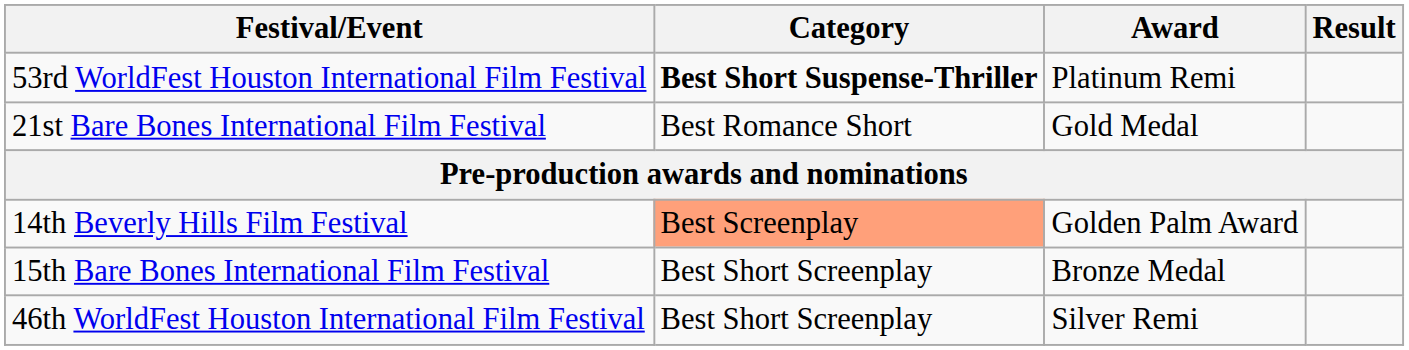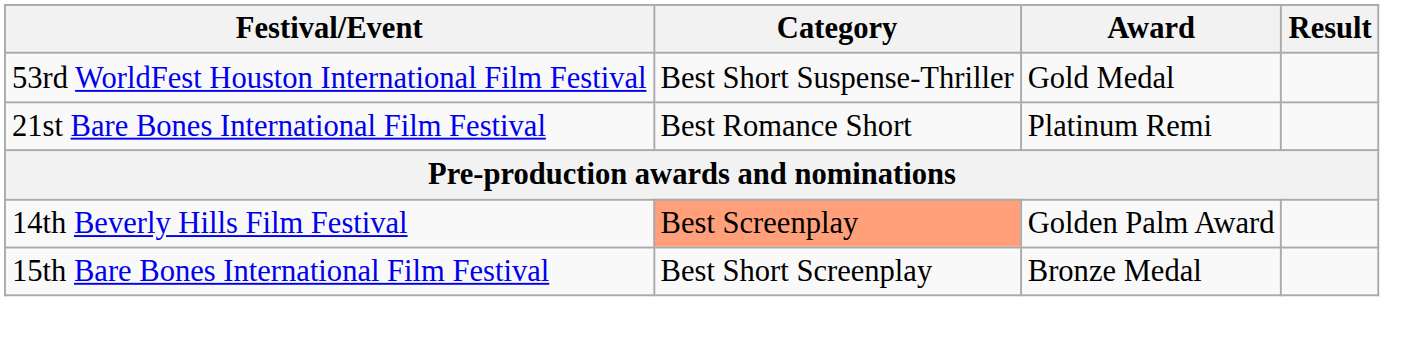(849, 77) bold -> (837, 77) normal
(1144, 77) Platinum Remi -> (1101, 77) Gold Medal
(1125, 125) Gold Medal -> (1120, 125) Platinum Remi
- row: (328, 319)
